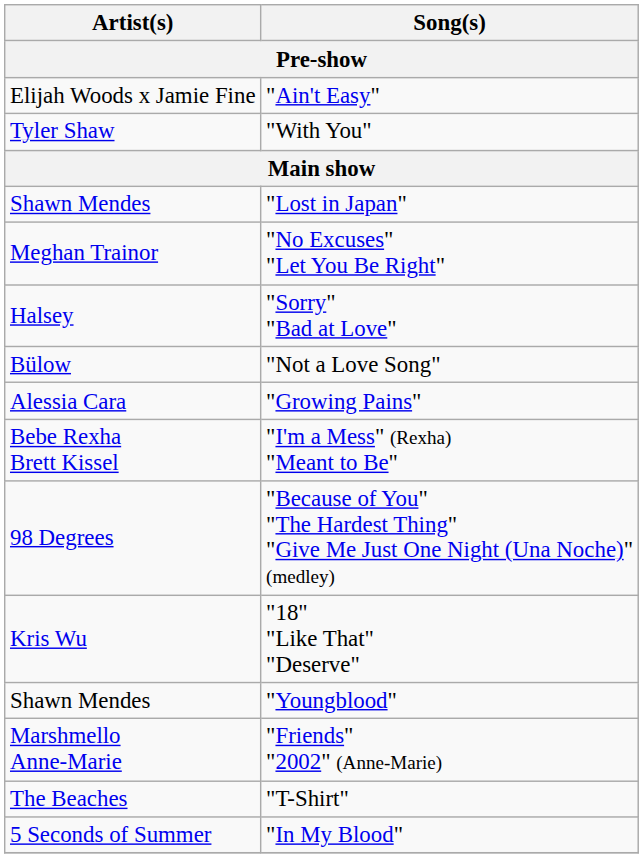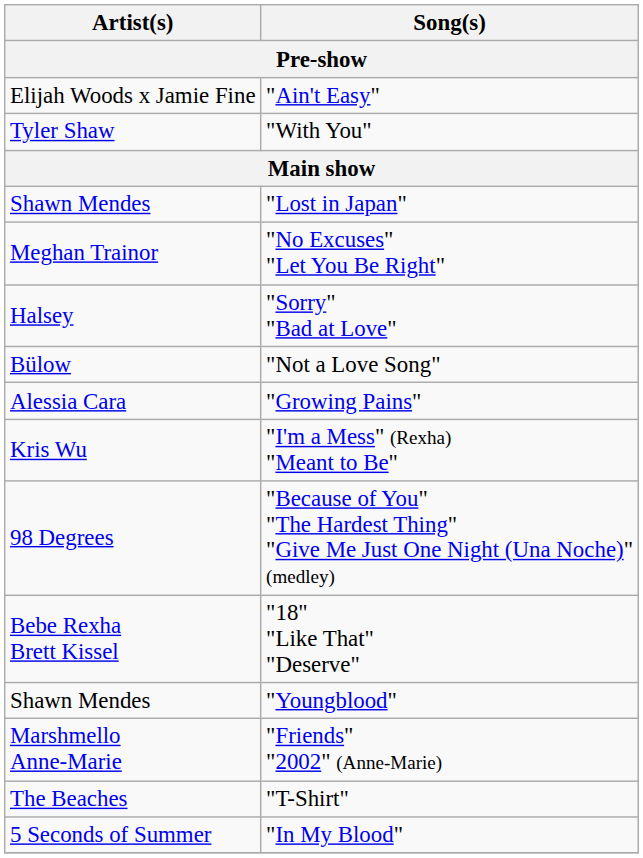(66, 449) Bebe Rexha Brett Kissel -> (48, 449) Kris Wu
(48, 638) Kris Wu -> (66, 638) Bebe Rexha Brett Kissel
